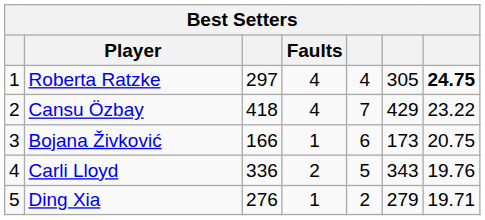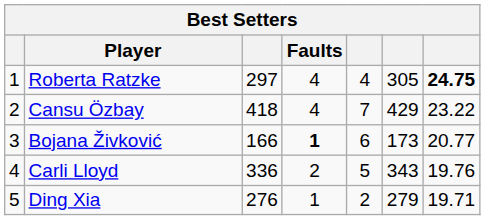(315, 140) normal -> (315, 140) bold
(451, 140) 20.75 -> (451, 140) 20.77
